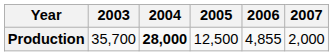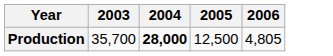- column: (306, 16)
(263, 39) 4,855 -> (263, 39) 4,805
